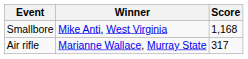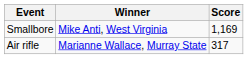(224, 29) 1,168 -> (224, 29) 1,169
